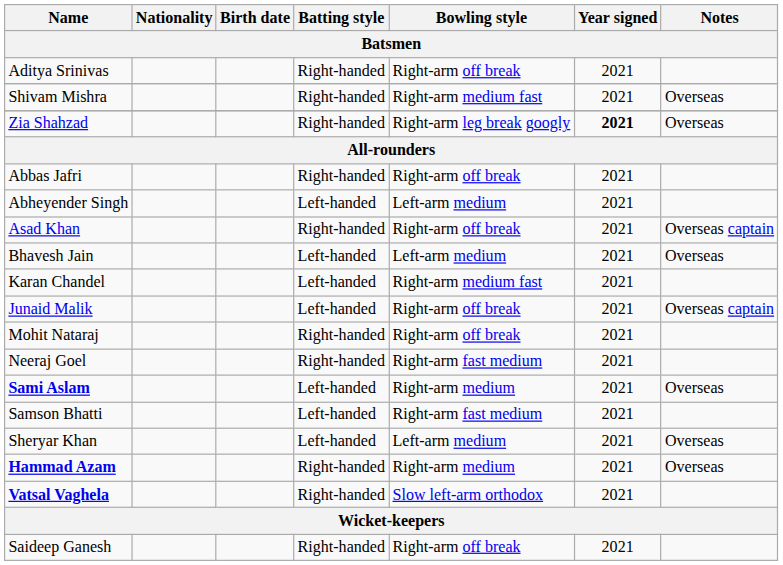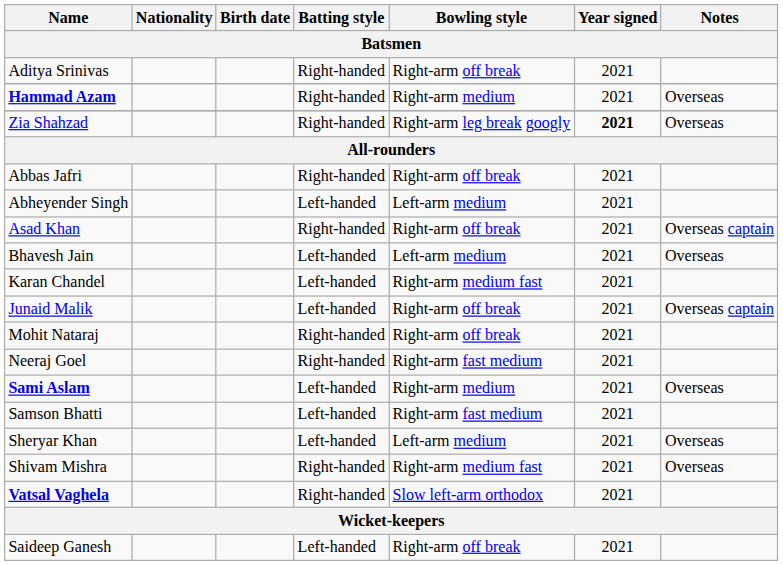rows swapped: (62, 467) <-> (58, 96)
(341, 546) Right-handed -> (337, 546) Left-handed
